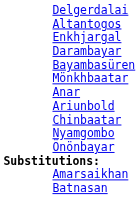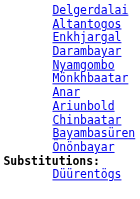rows swapped: (94, 65) <-> (84, 133)
+ row: (87, 174)
- row: (90, 174)
- row: (80, 188)
